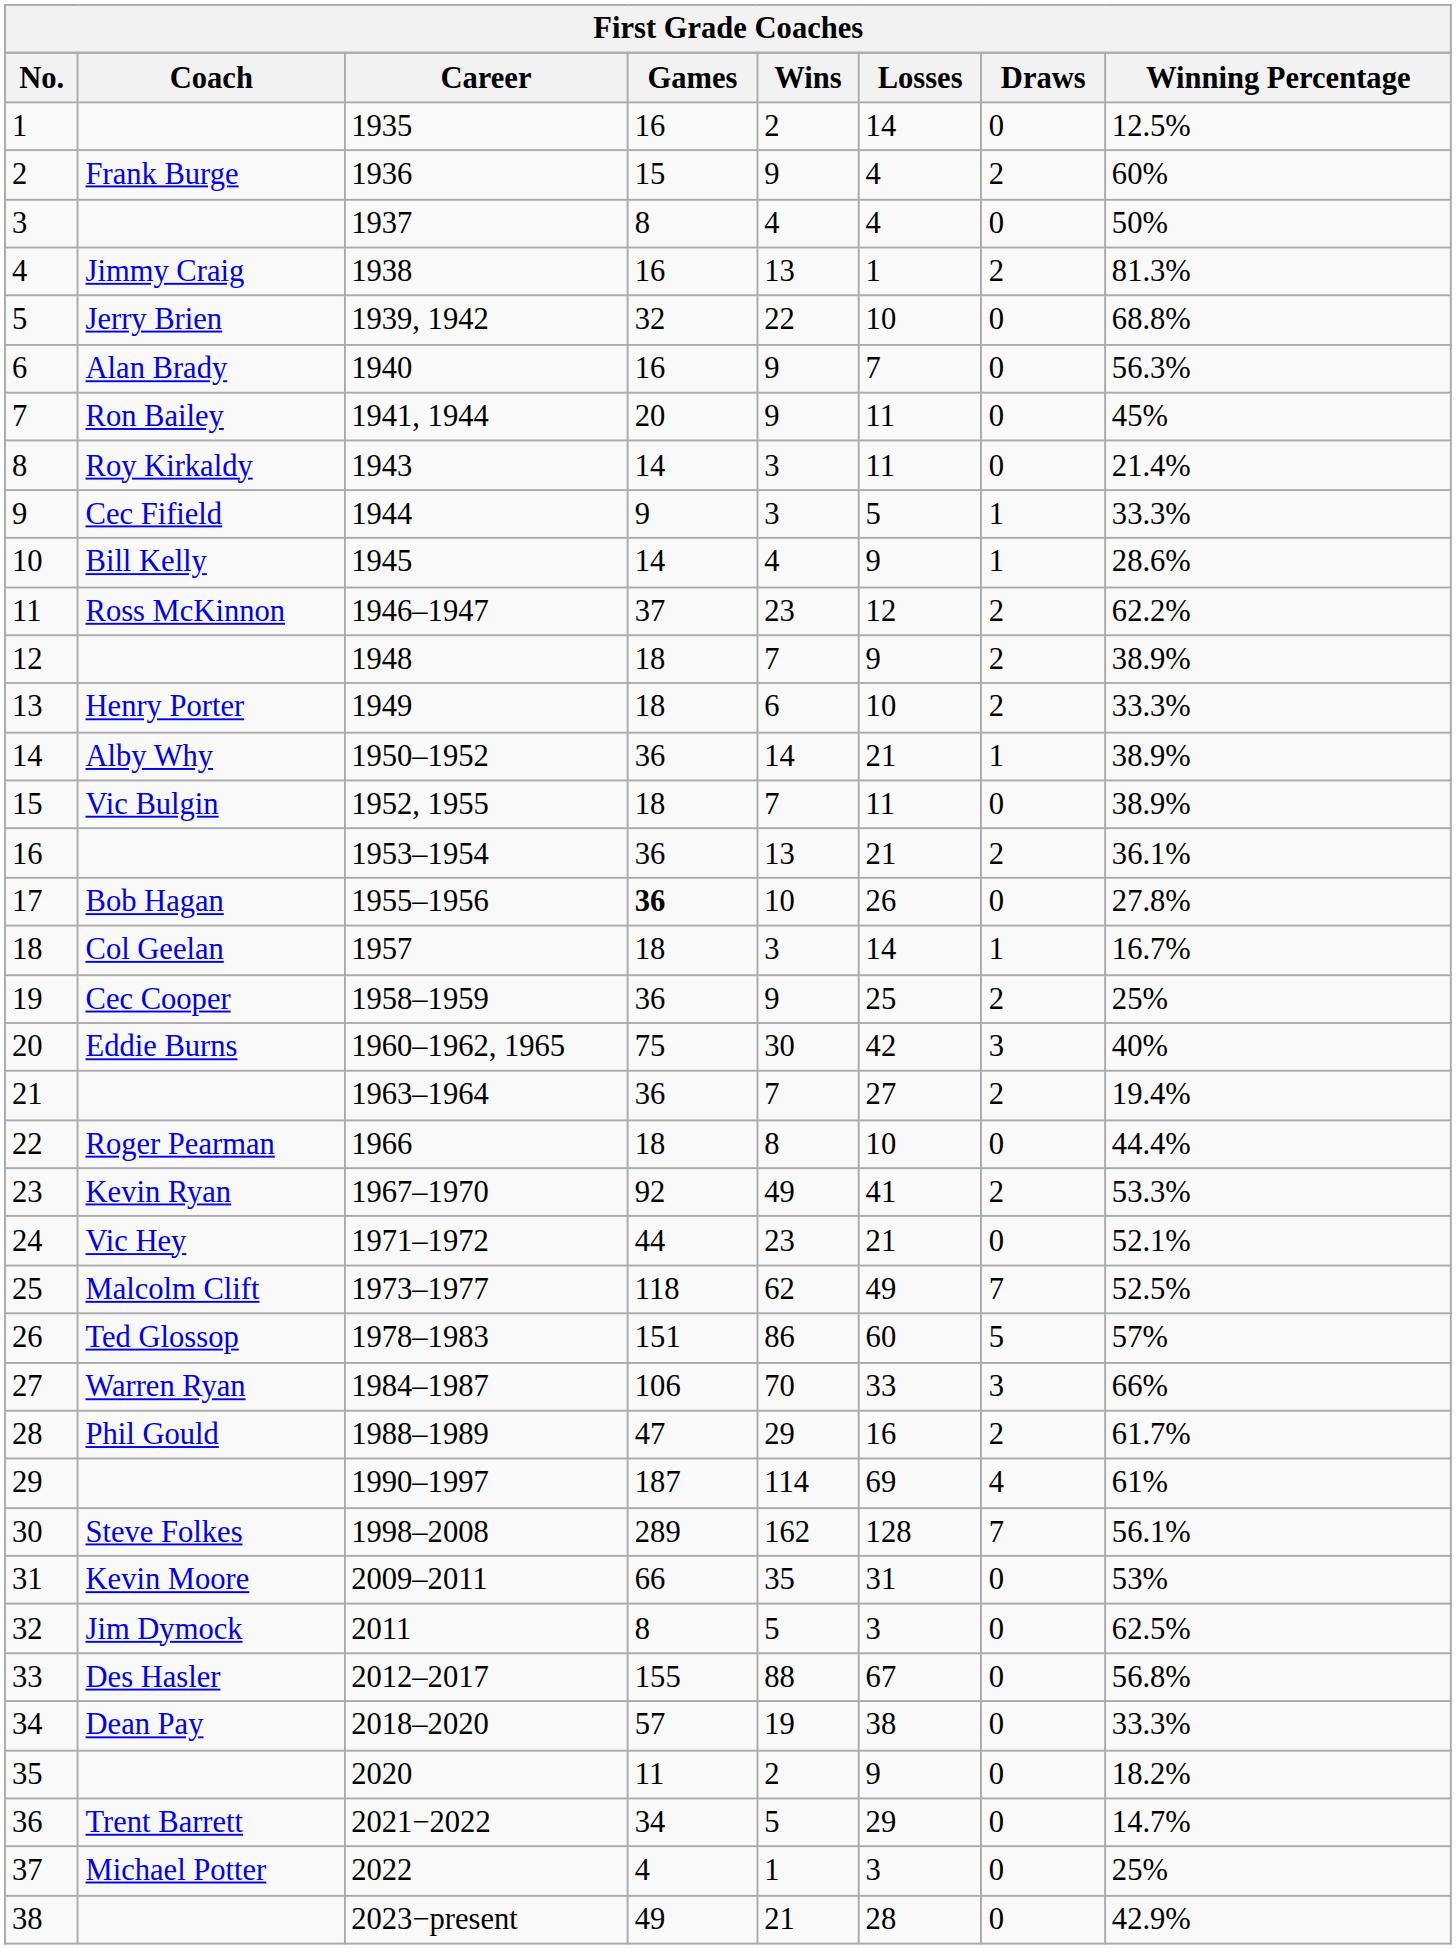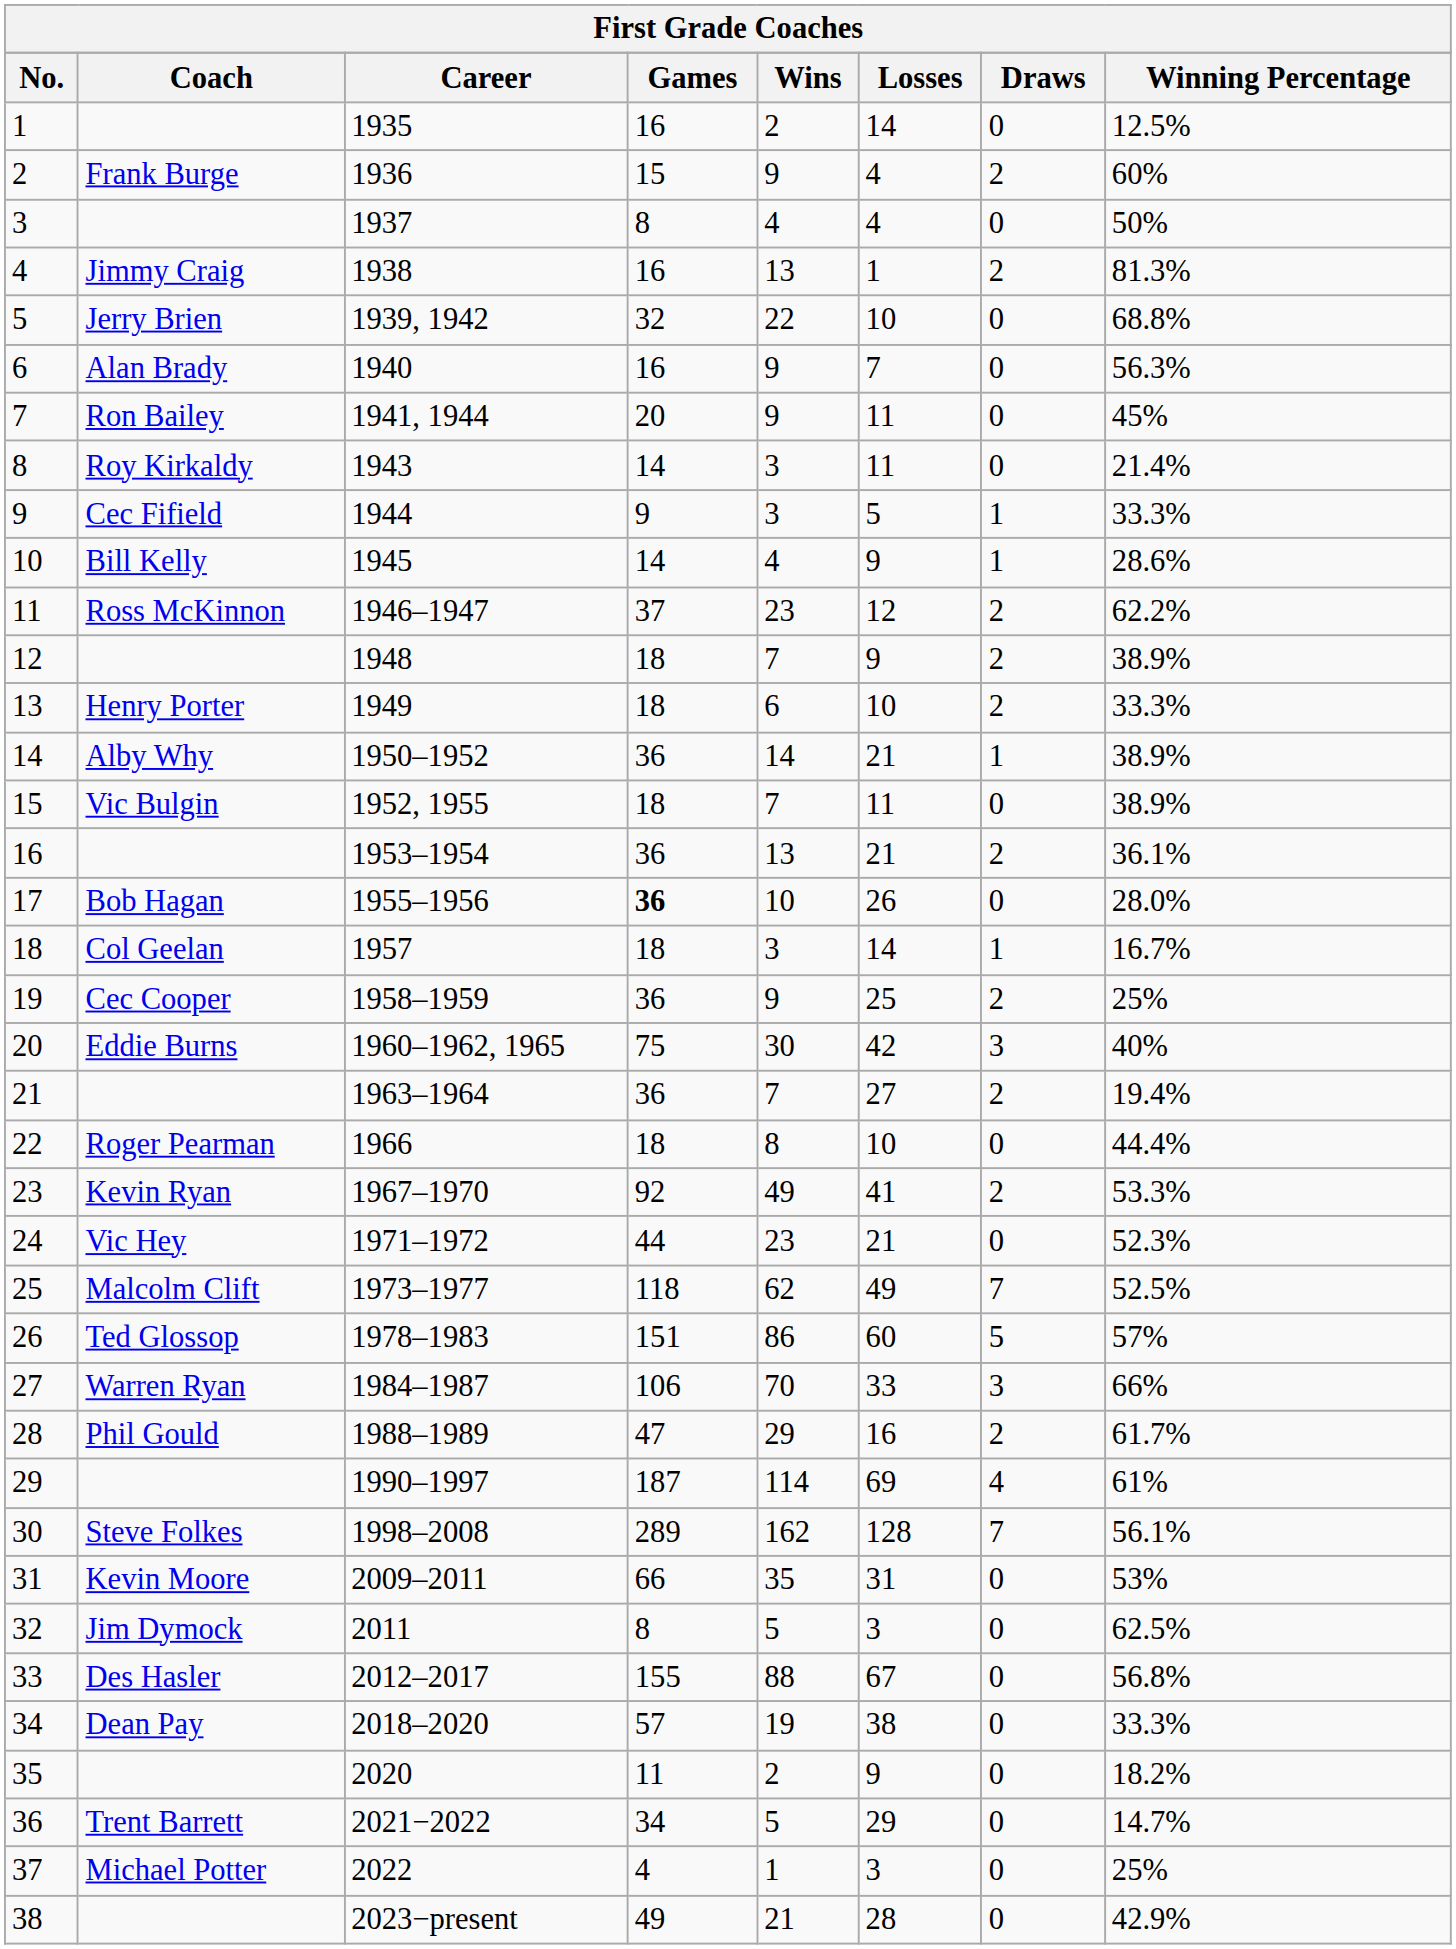(1151, 901) 27.8% -> (1151, 901) 28.0%
(1151, 1240) 52.1% -> (1151, 1240) 52.3%
